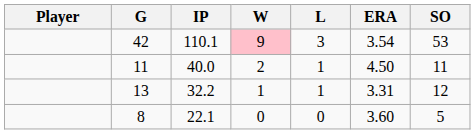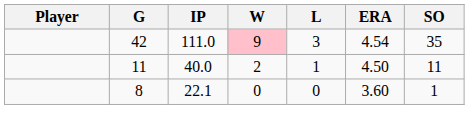(201, 41) 110.1 -> (198, 41) 111.0
(380, 41) 3.54 -> (375, 41) 4.54
(440, 41) 53 -> (434, 41) 35
- row: (141, 91)
(440, 116) 5 -> (434, 91) 1
